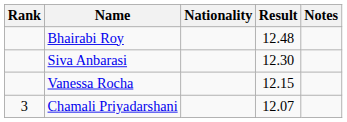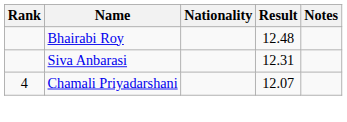(278, 60) 12.30 -> (278, 60) 12.31
- row: (90, 83)
(24, 106) 3 -> (24, 83) 4
